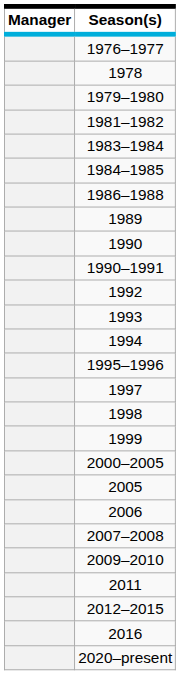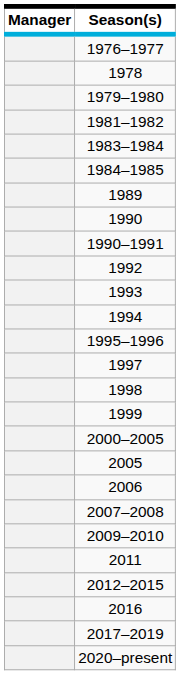- row: (125, 194)
+ row: (125, 633)
